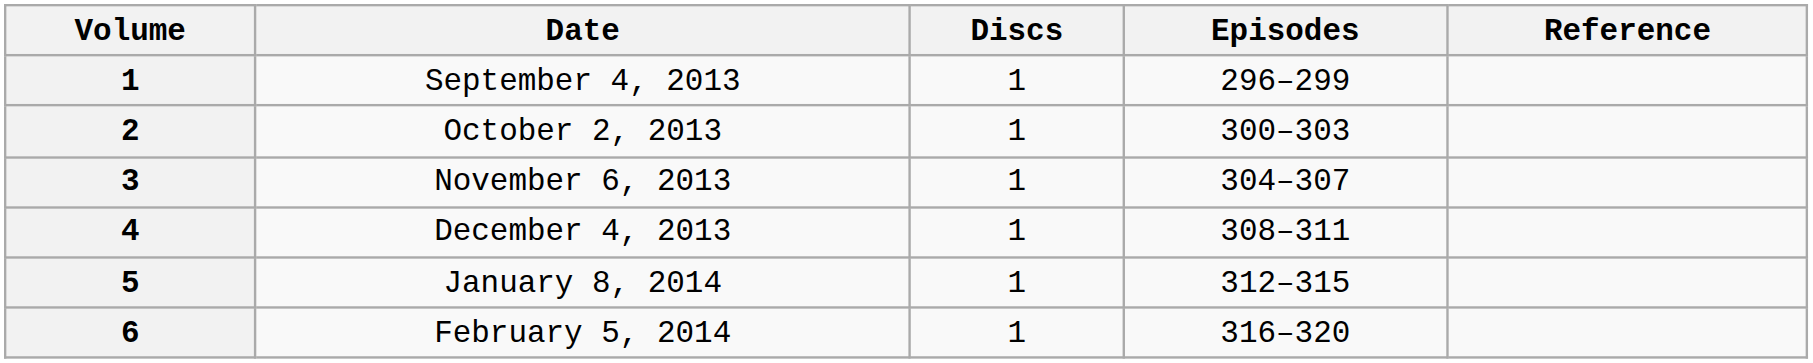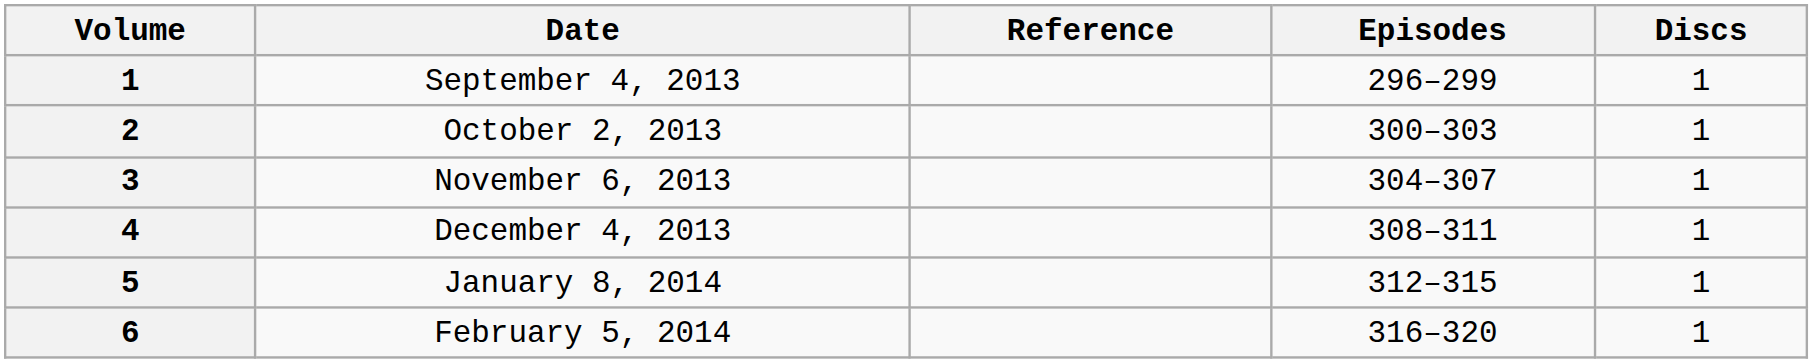columns swapped: (1017, 30) <-> (1627, 30)
